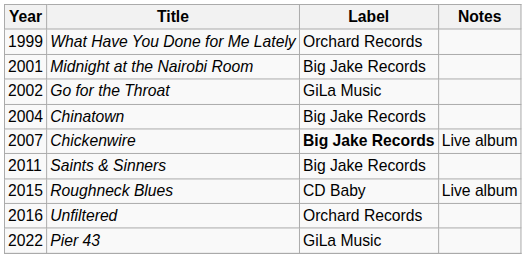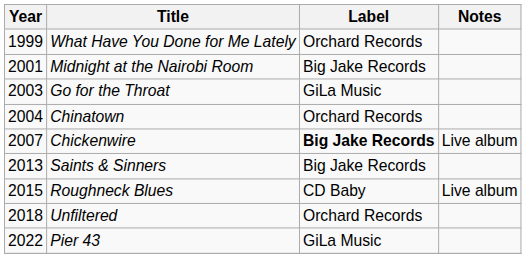(26, 91) 2002 -> (26, 91) 2003
(364, 116) Big Jake Records -> (363, 116) Orchard Records
(25, 166) 2011 -> (26, 166) 2013
(26, 215) 2016 -> (26, 215) 2018
